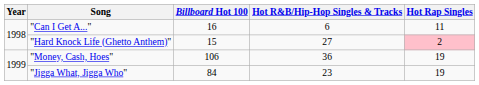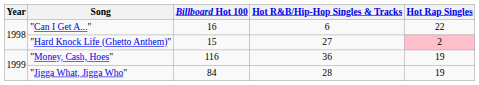(440, 27) 11 -> (440, 27) 22
(212, 57) 106 -> (212, 57) 116
(327, 73) 23 -> (327, 73) 28
